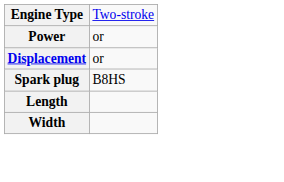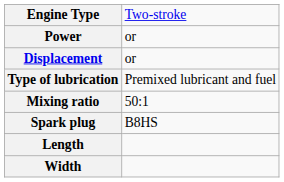+ row: (63, 79)
+ row: (63, 101)
